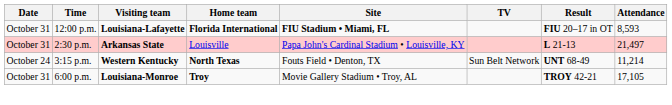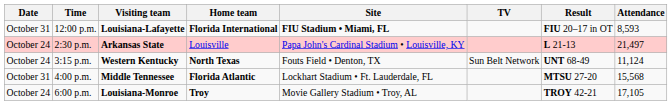(28, 44) October 31 -> (28, 44) October 24
(630, 60) 11,214 -> (630, 60) 11,124
+ row: (73, 76)
(28, 76) October 31 -> (28, 92) October 24
